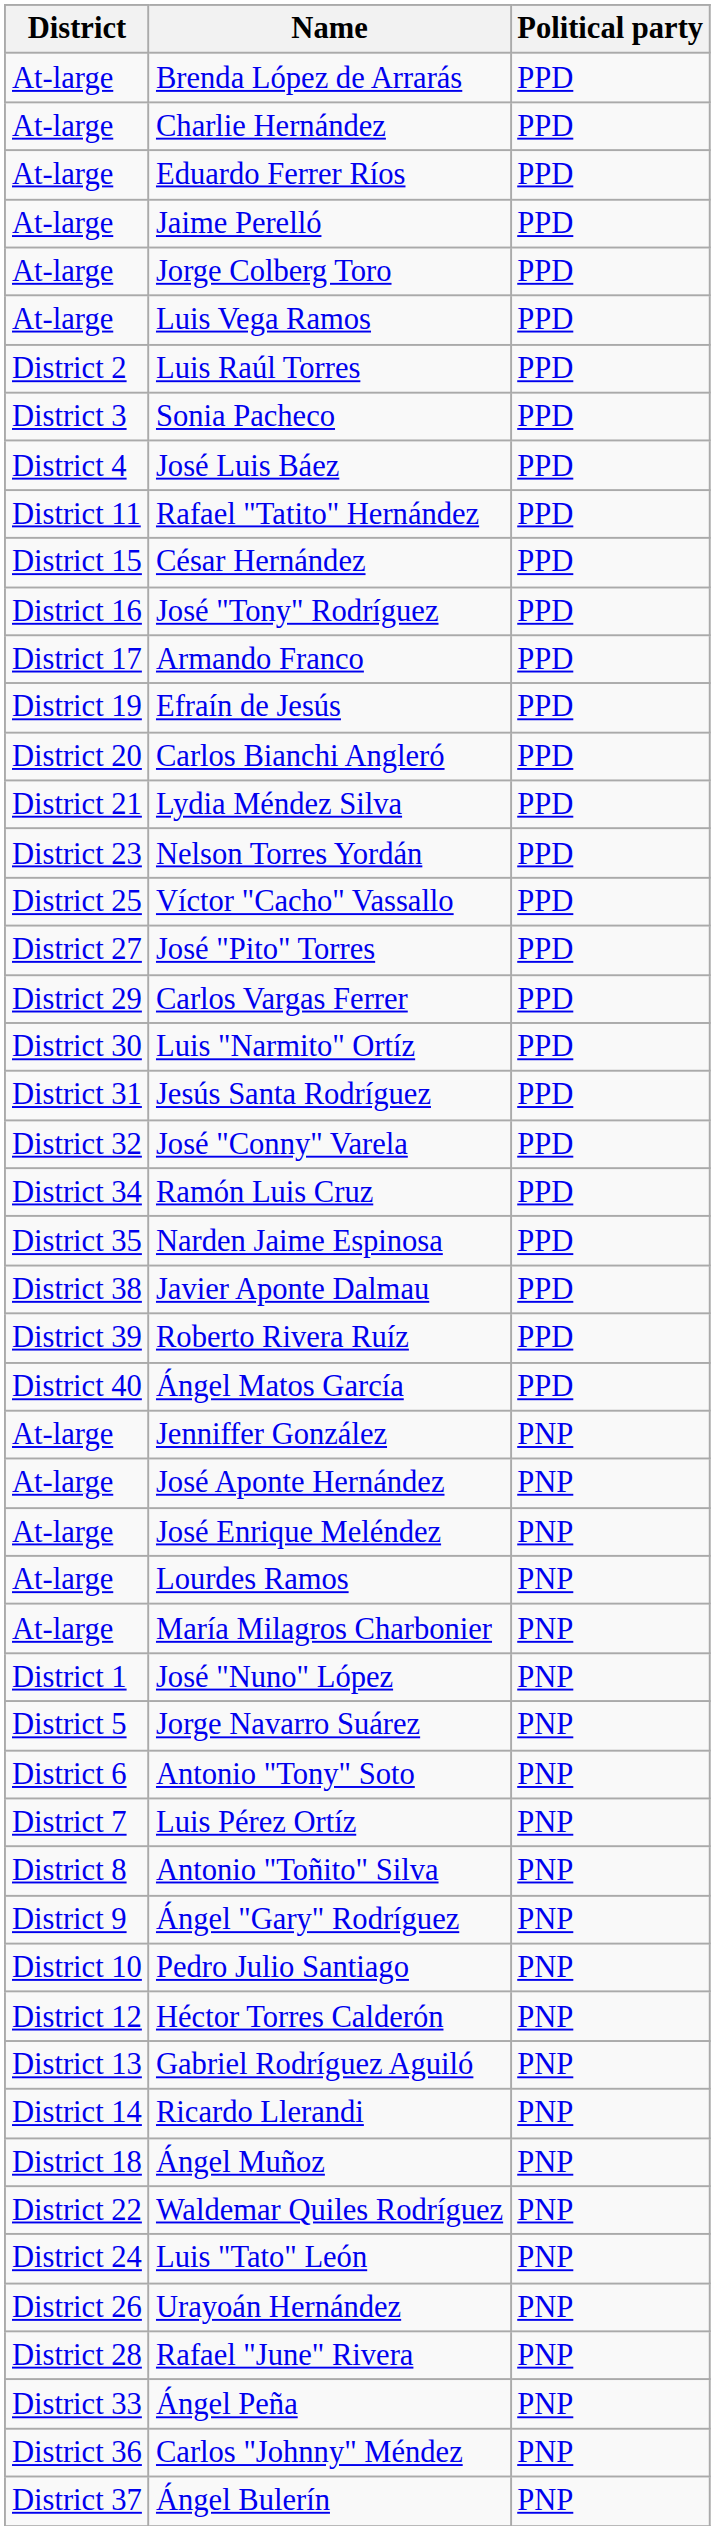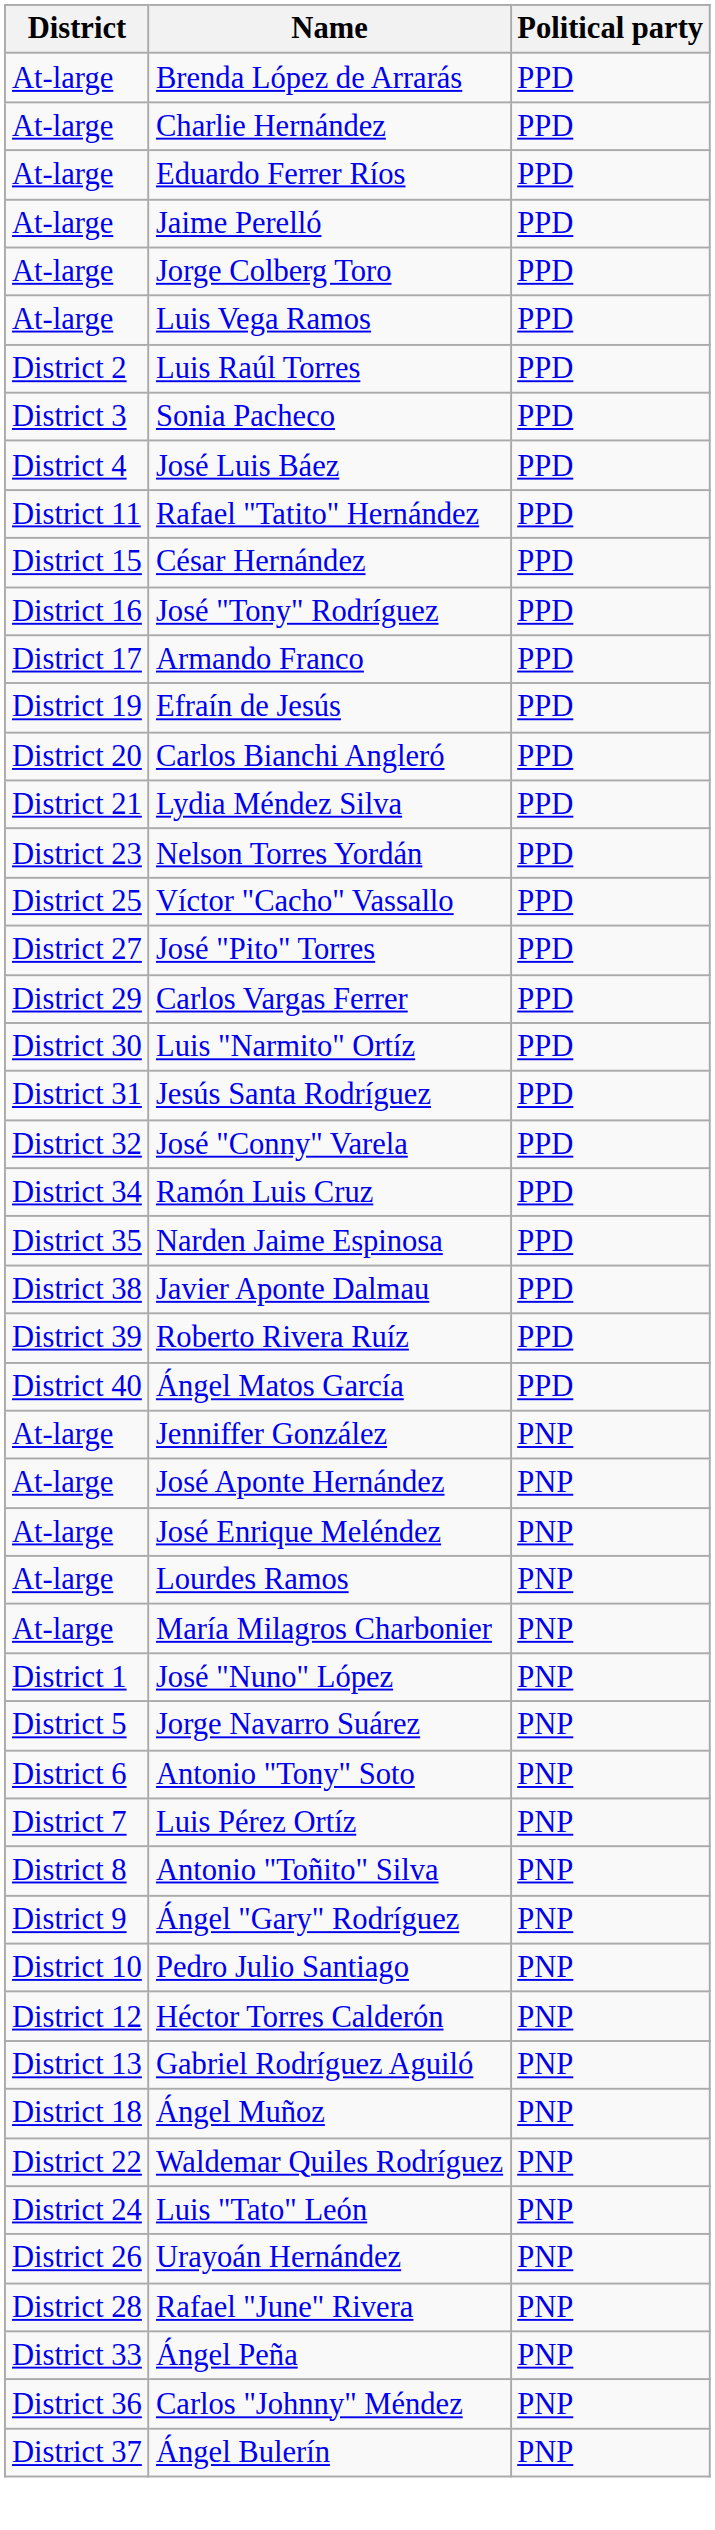- row: (260, 2112)
